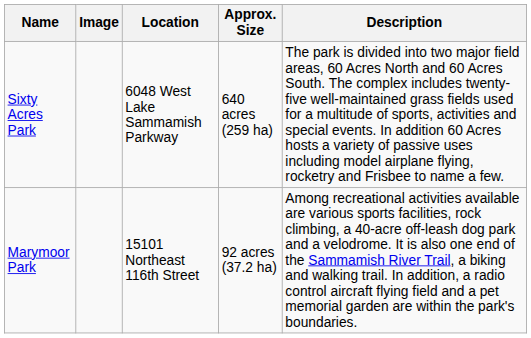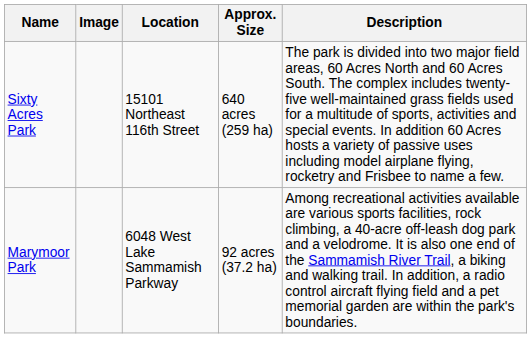(163, 114) 6048 West Lake Sammamish Parkway -> (162, 114) 15101 Northeast 116th Street
(162, 260) 15101 Northeast 116th Street -> (163, 260) 6048 West Lake Sammamish Parkway
